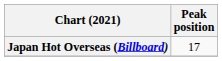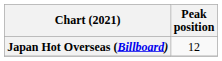(194, 46) 17 -> (194, 46) 12
